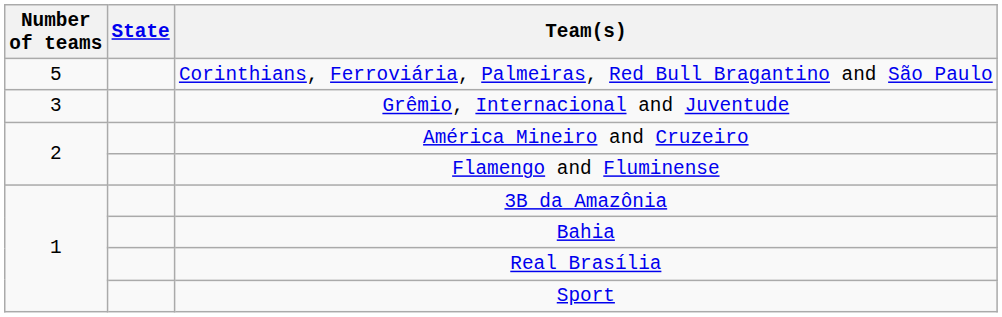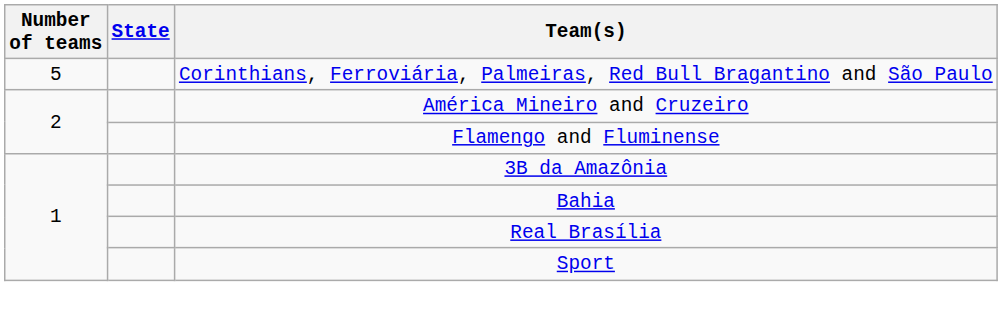- row: (586, 106)
